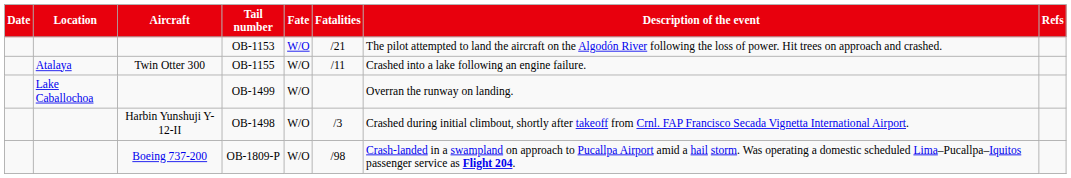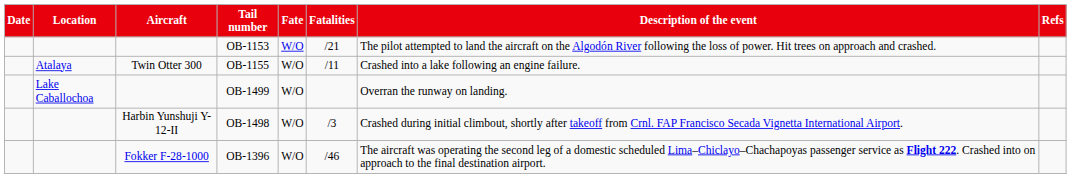+ row: (248, 156)
- row: (253, 156)
